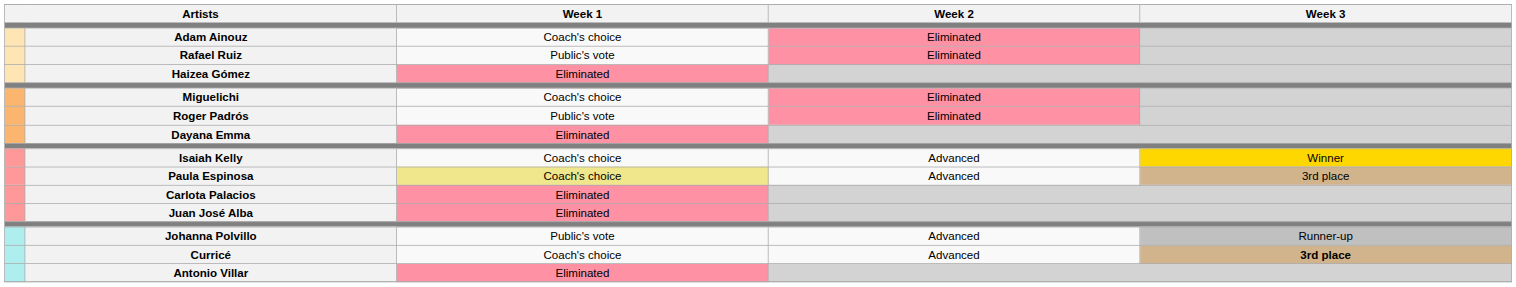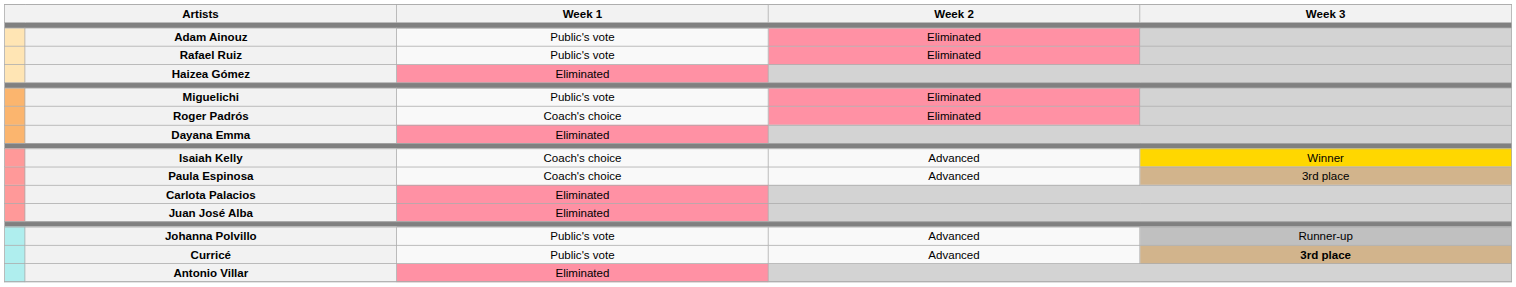(582, 37) Coach's choice -> (582, 37) Public's vote
(582, 98) Coach's choice -> (582, 98) Public's vote
(582, 116) Public's vote -> (582, 116) Coach's choice
(582, 176) khaki background -> (582, 176) no background
(582, 255) Coach's choice -> (582, 255) Public's vote
